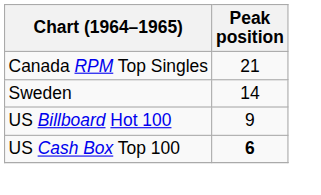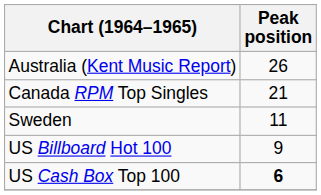+ row: (122, 65)
(250, 93) 14 -> (278, 120) 11
